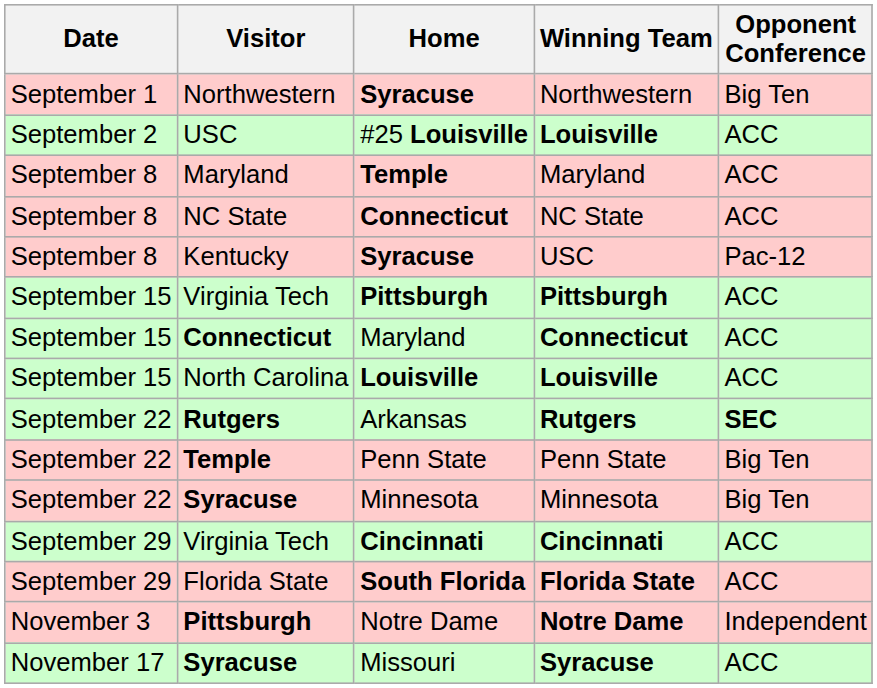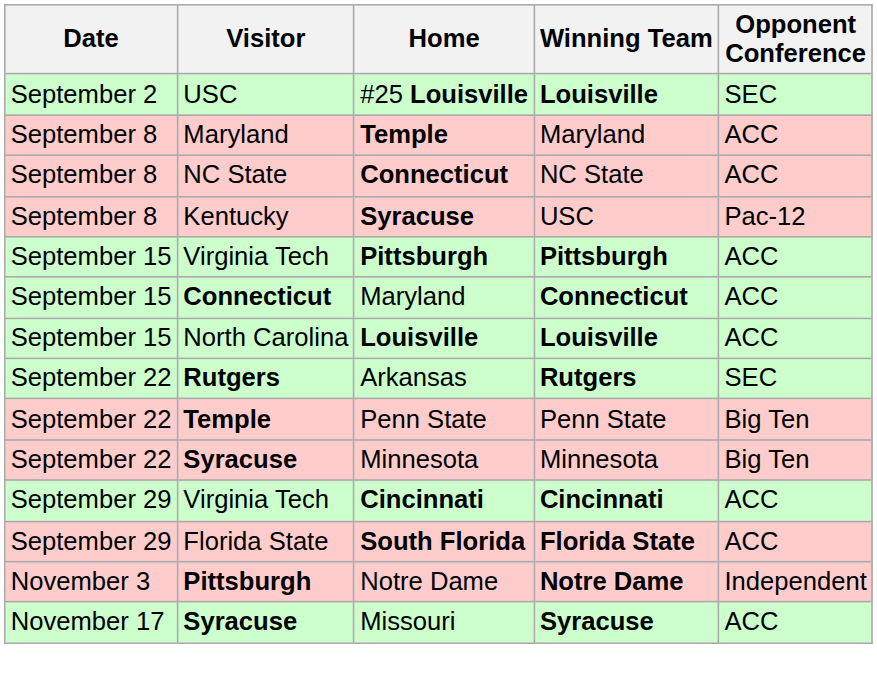- row: (417, 94)
(752, 134) ACC -> (751, 94) SEC
(751, 418) bold -> (751, 378) normal
